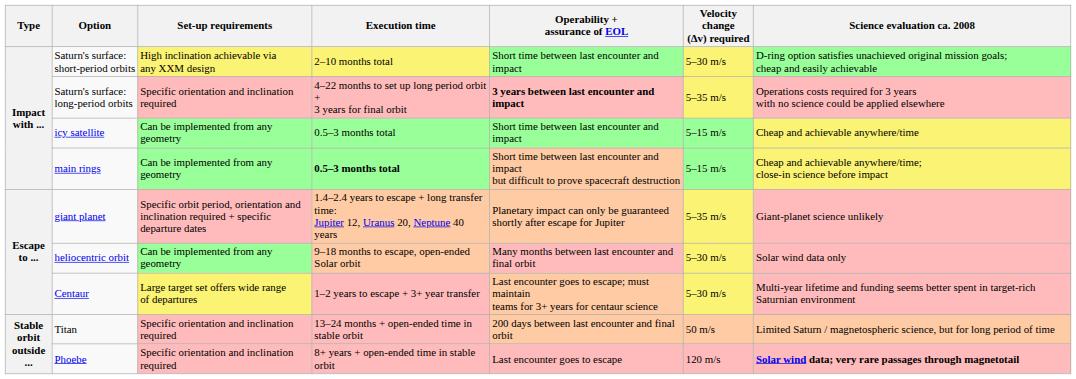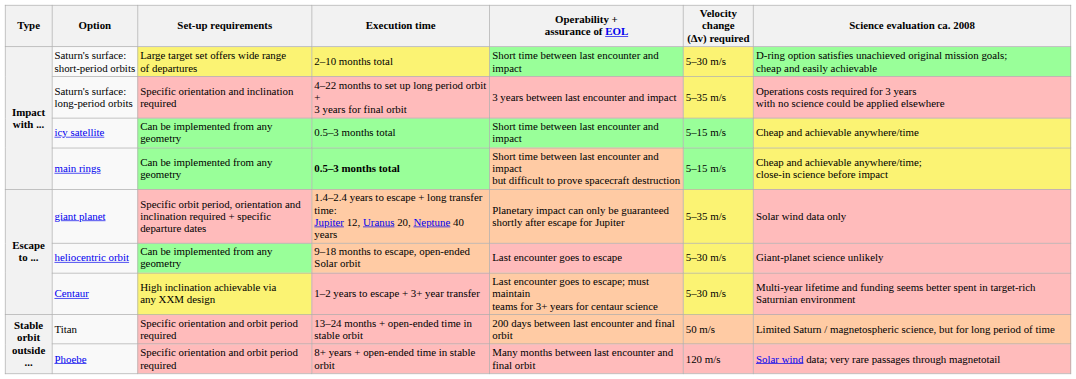(208, 61) High inclination achievable via any XXM design -> (213, 61) Large target set offers wide range of departures
(573, 97) bold -> (584, 97) normal
(820, 216) Giant-planet science unlikely -> (801, 216) Solar wind data only
(583, 258) Many months between last encounter and final orbit -> (557, 258) Last encounter goes to escape
(801, 258) Solar wind data only -> (820, 258) Giant-planet science unlikely
(213, 293) Large target set offers wide range of departures -> (208, 293) High inclination achievable via any XXM design
(217, 329) Specific orientation and inclination required -> (219, 329) Specific orientation and orbit period required
(217, 359) Specific orientation and inclination required -> (219, 359) Specific orientation and orbit period required
(557, 359) Last encounter goes to escape -> (583, 359) Many months between last encounter and final orbit
(888, 359) bold -> (878, 359) normal
